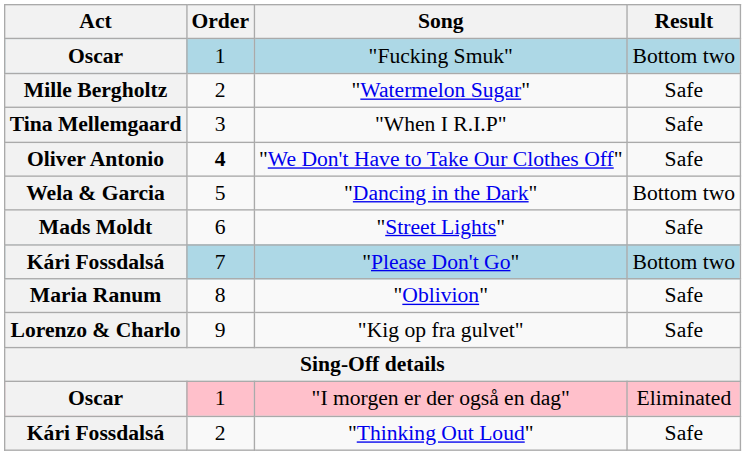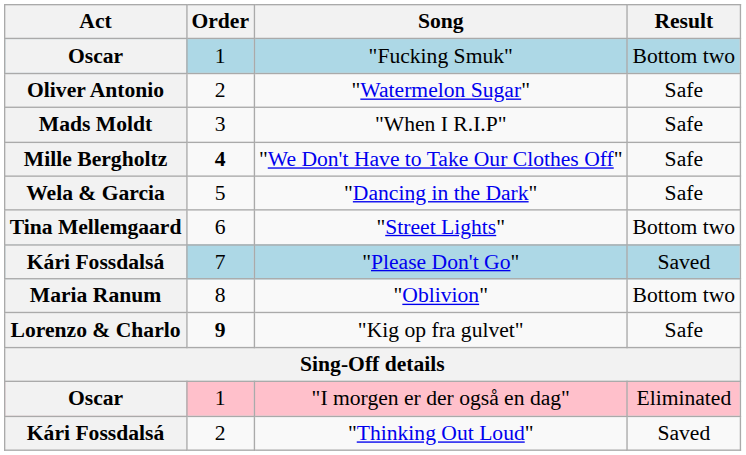(96, 90) Mille Bergholtz -> (96, 90) Oliver Antonio
(96, 124) Tina Mellemgaard -> (96, 124) Mads Moldt
(96, 158) Oliver Antonio -> (96, 158) Mille Bergholtz
(684, 192) Bottom two -> (684, 192) Safe
(96, 227) Mads Moldt -> (96, 227) Tina Mellemgaard
(684, 227) Safe -> (684, 227) Bottom two
(684, 261) Bottom two -> (684, 261) Saved
(684, 295) Safe -> (684, 295) Bottom two
(220, 329) normal -> (220, 329) bold
(684, 432) Safe -> (684, 432) Saved
